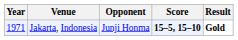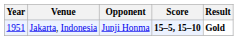(16, 28) 1971 -> (16, 28) 1951
